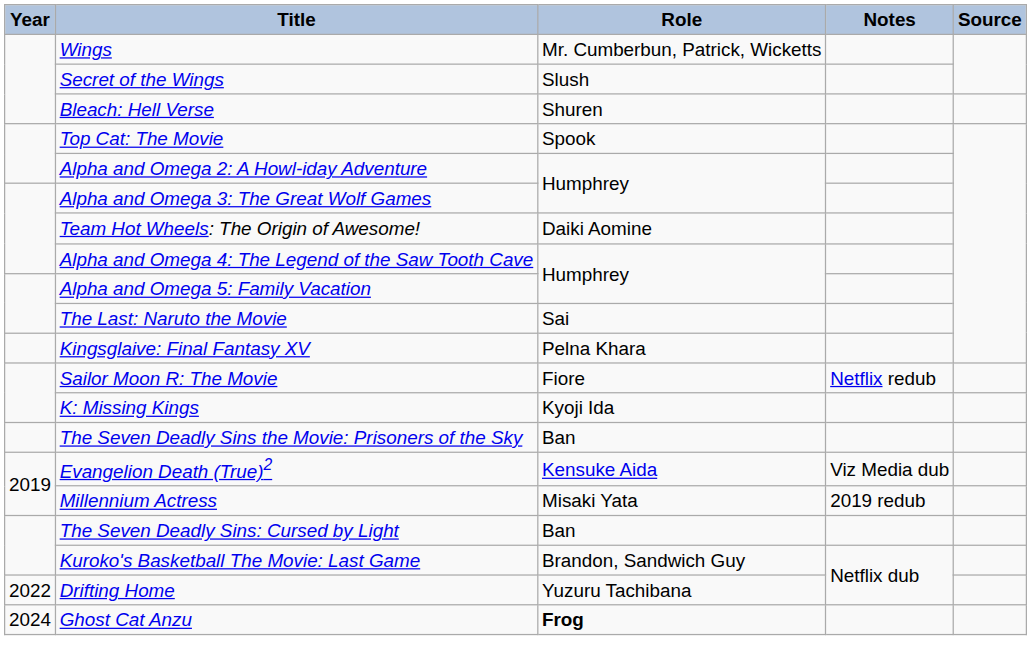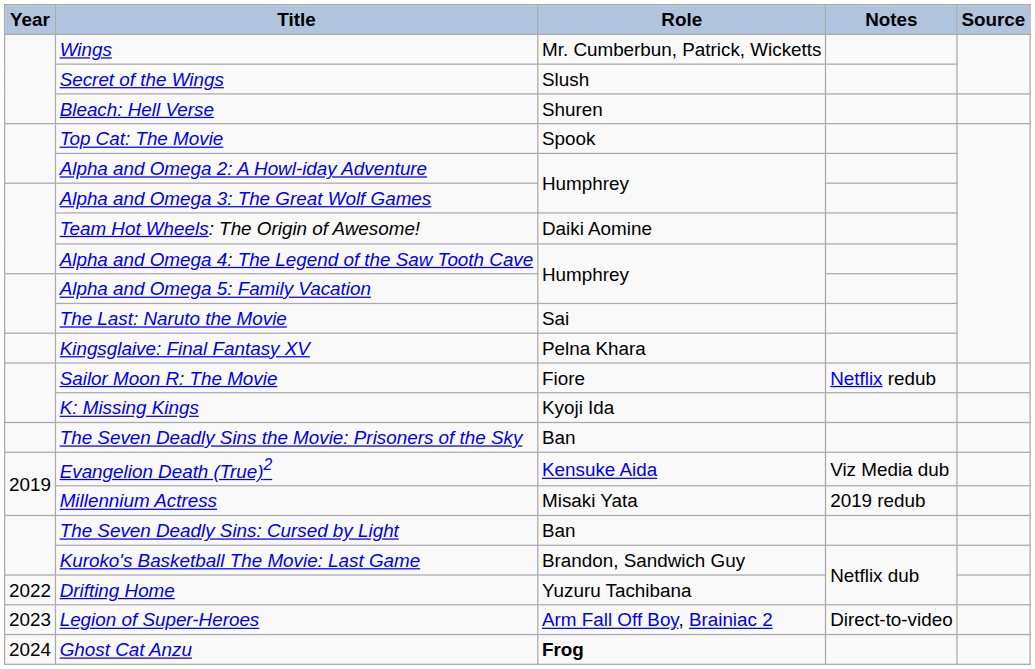+ row: (159, 620)
